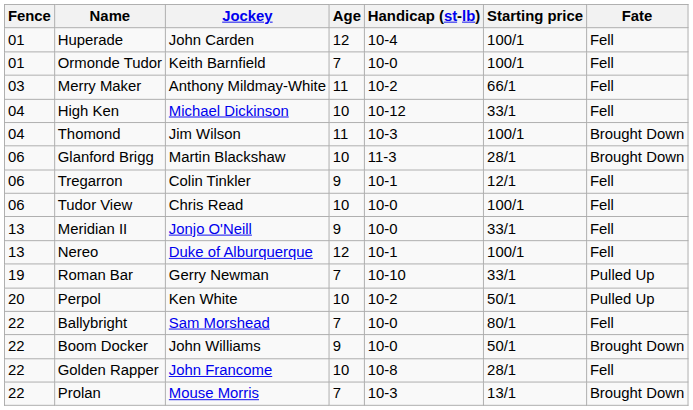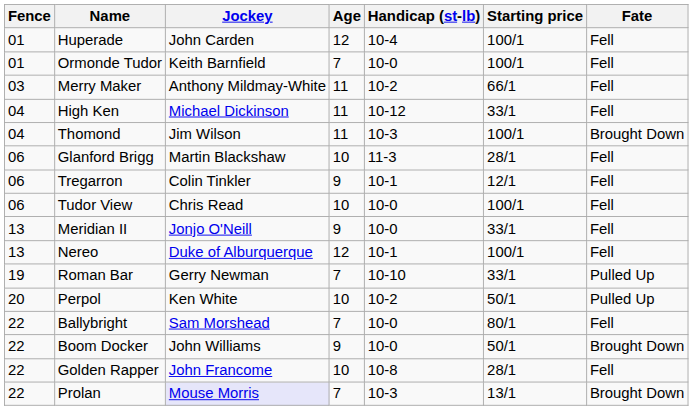(341, 110) 10 -> (341, 110) 11
(637, 157) Brought Down -> (602, 157) Fell
(214, 393) no background -> (214, 393) lavender background
